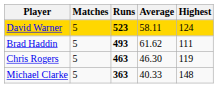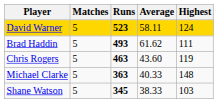(151, 59) 46.30 -> (151, 59) 43.60
+ row: (35, 91)
